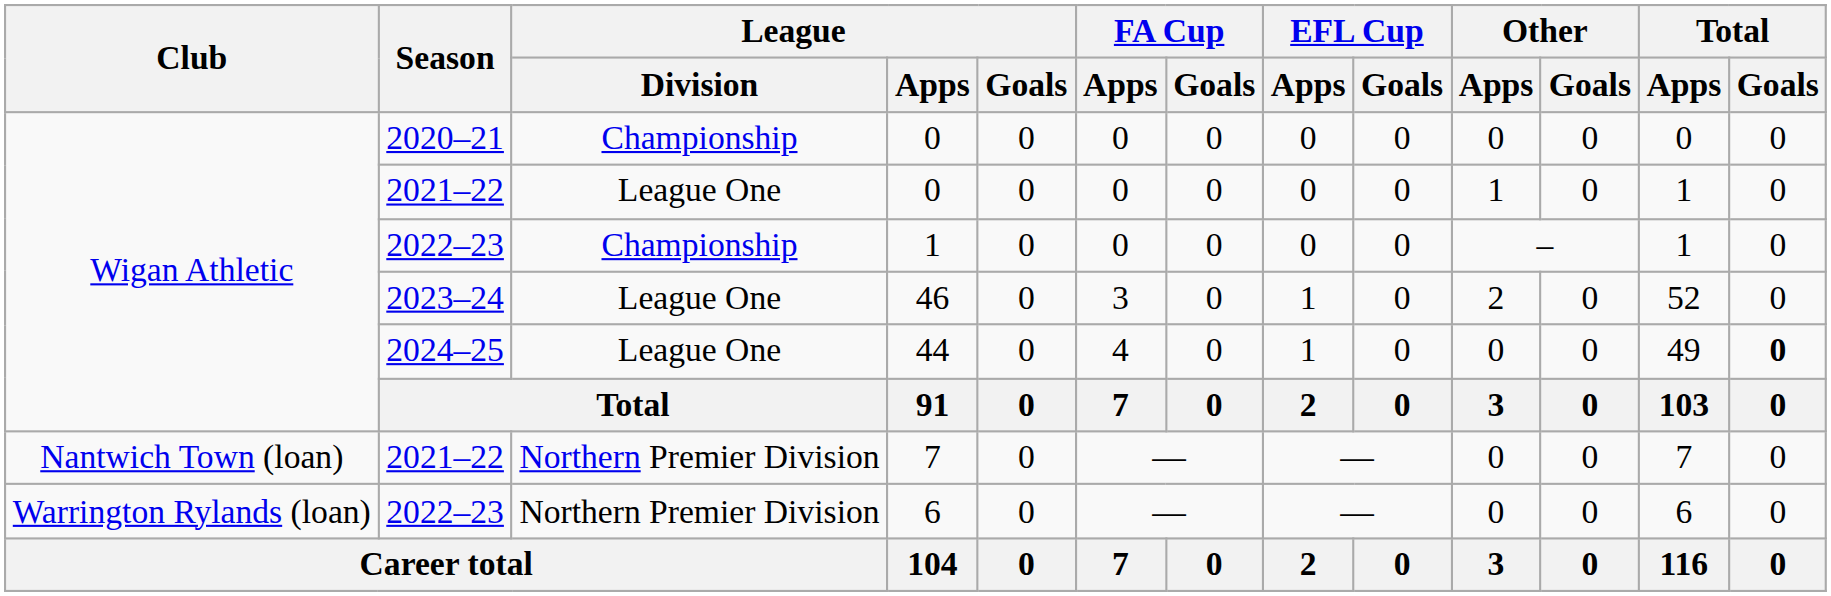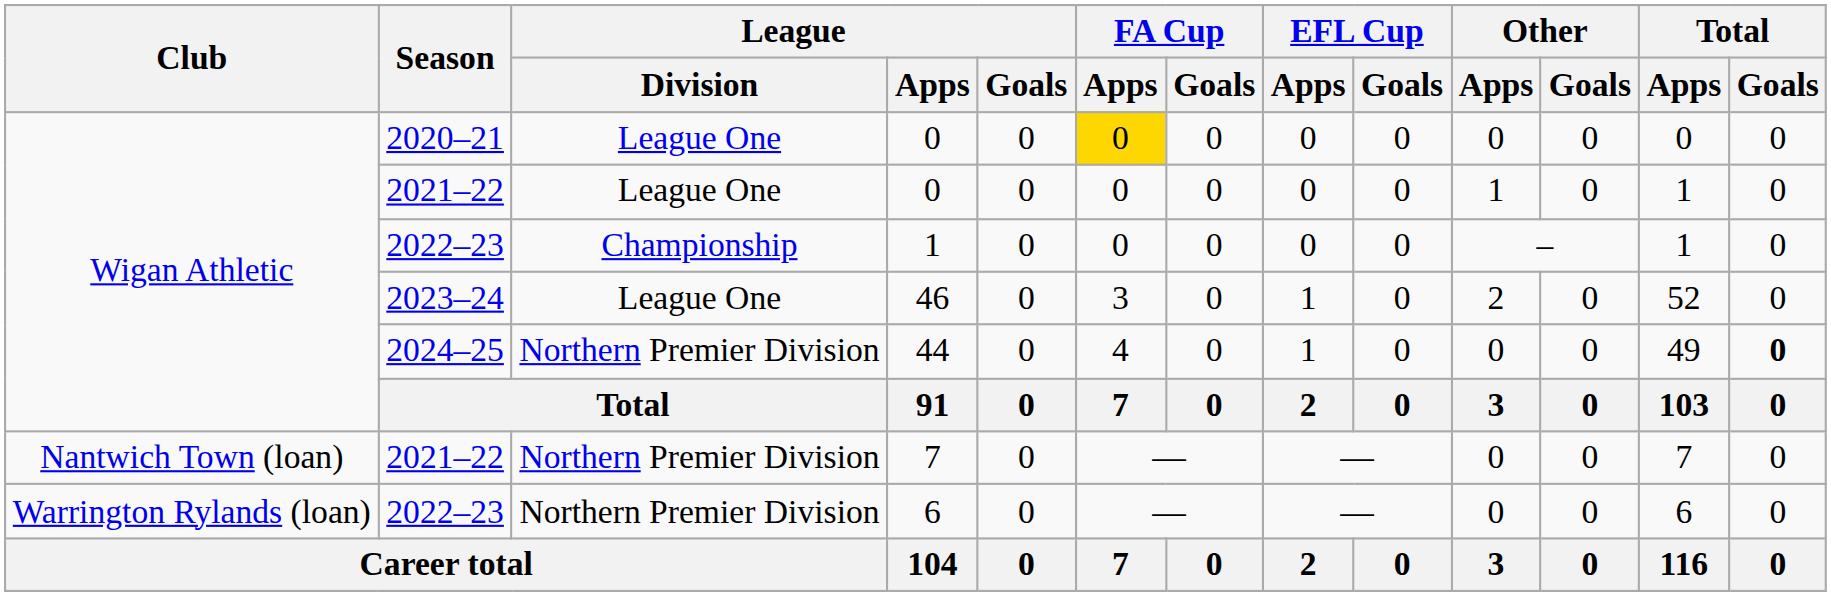(699, 137) Championship -> (699, 137) League One
(1120, 137) no background -> (1120, 137) gold background
(699, 350) League One -> (699, 350) Northern Premier Division
